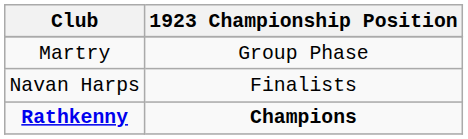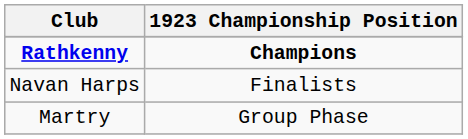rows swapped: (75, 53) <-> (75, 117)
